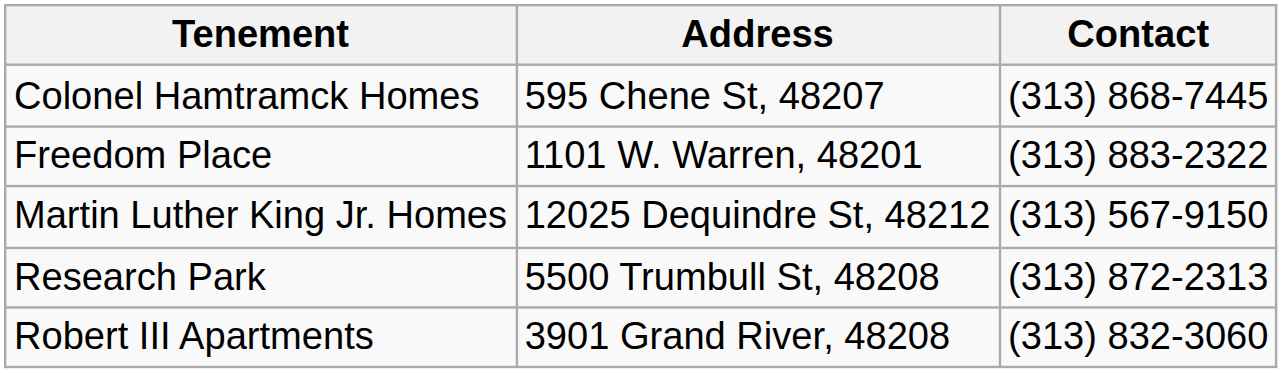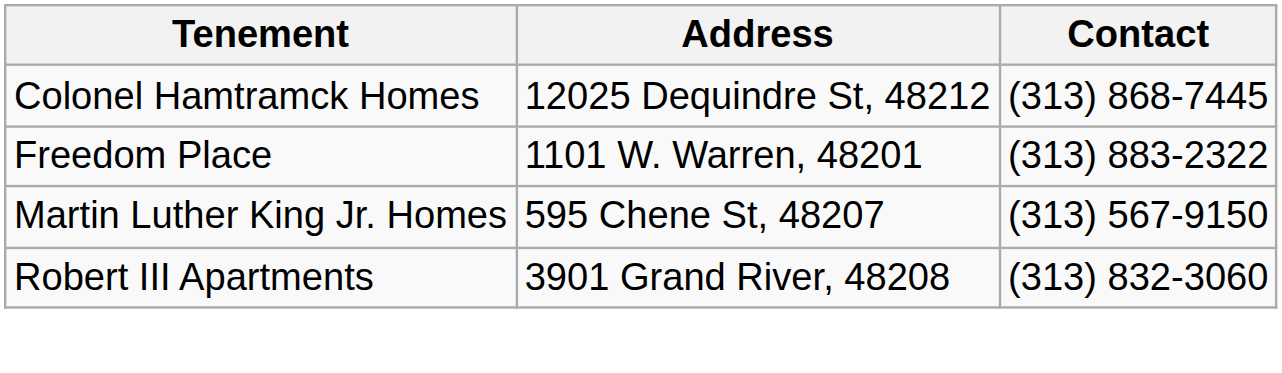(705, 95) 595 Chene St, 48207 -> (758, 95) 12025 Dequindre St, 48212
(758, 215) 12025 Dequindre St, 48212 -> (705, 215) 595 Chene St, 48207
- row: (140, 276)
